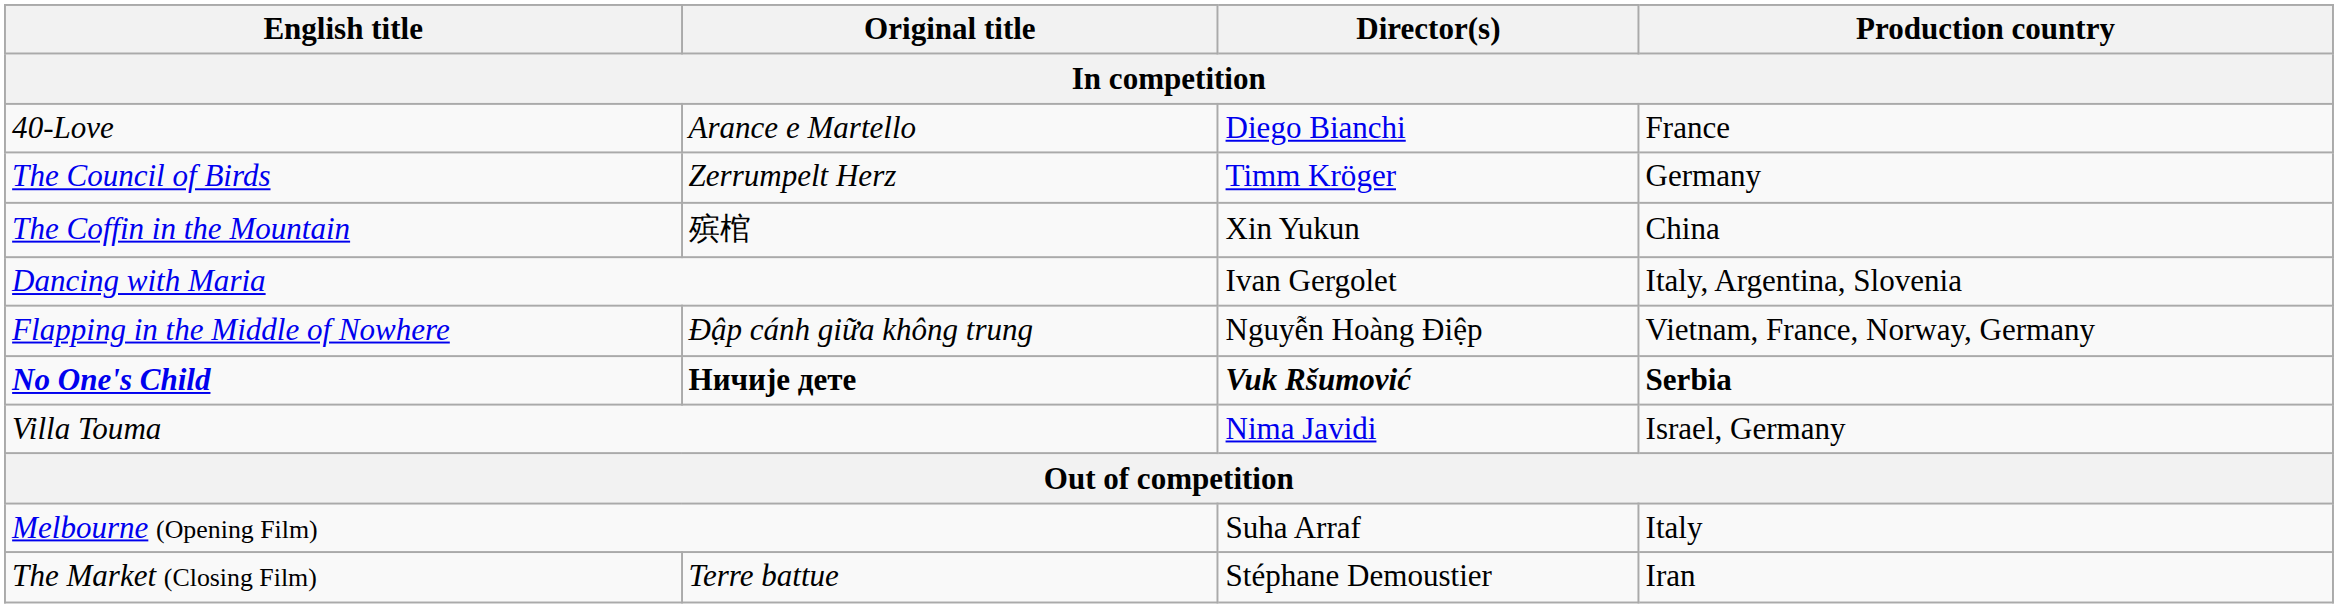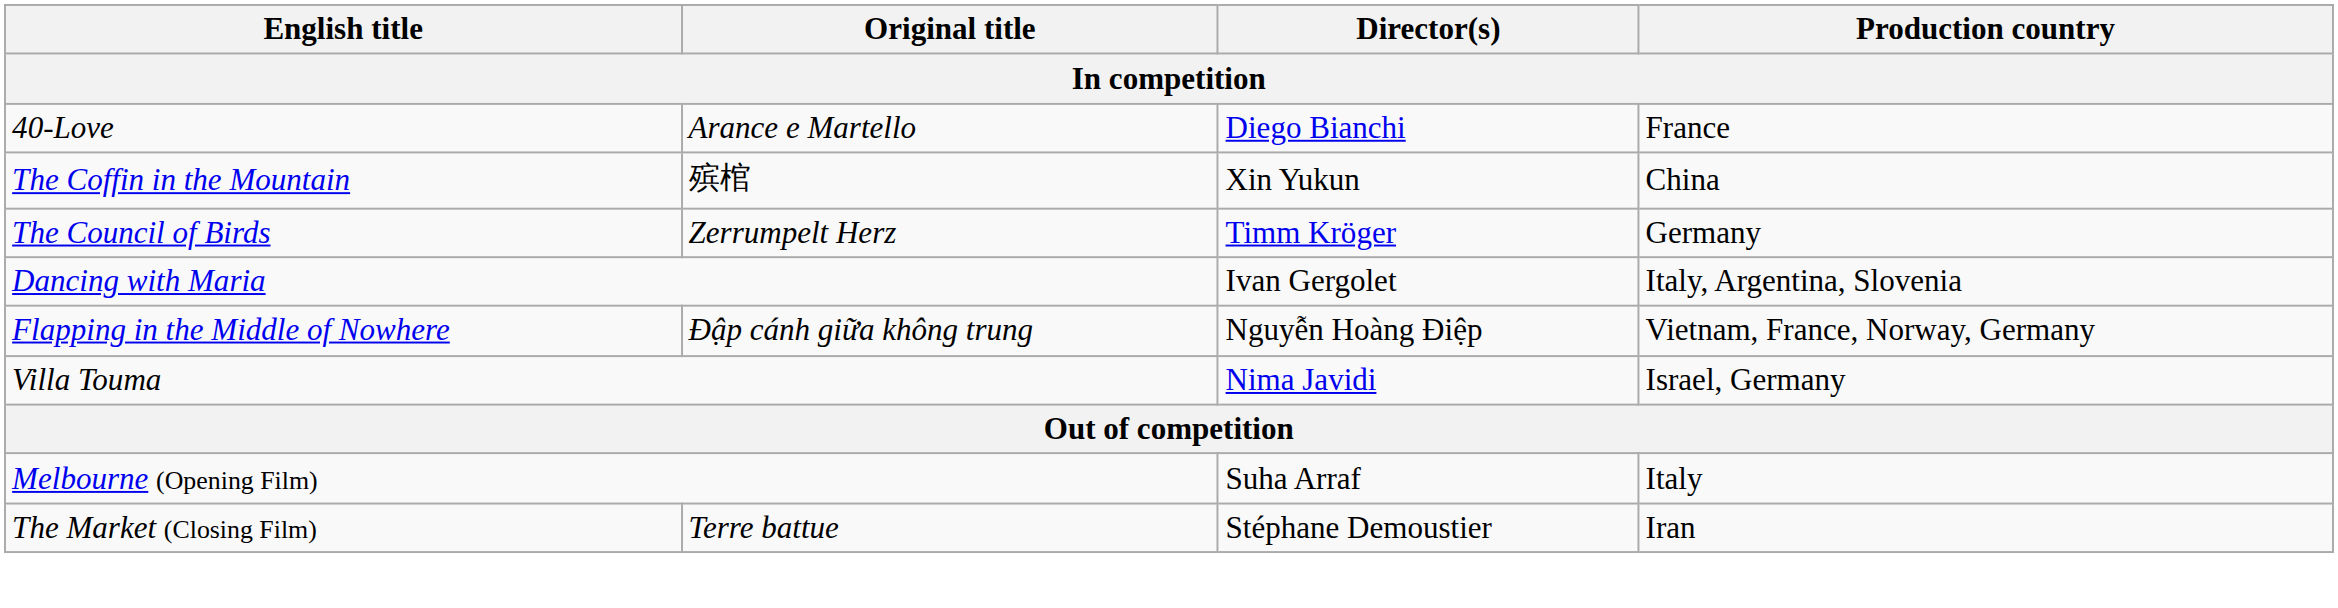rows swapped: (181, 228) <-> (141, 176)
- row: (111, 379)
